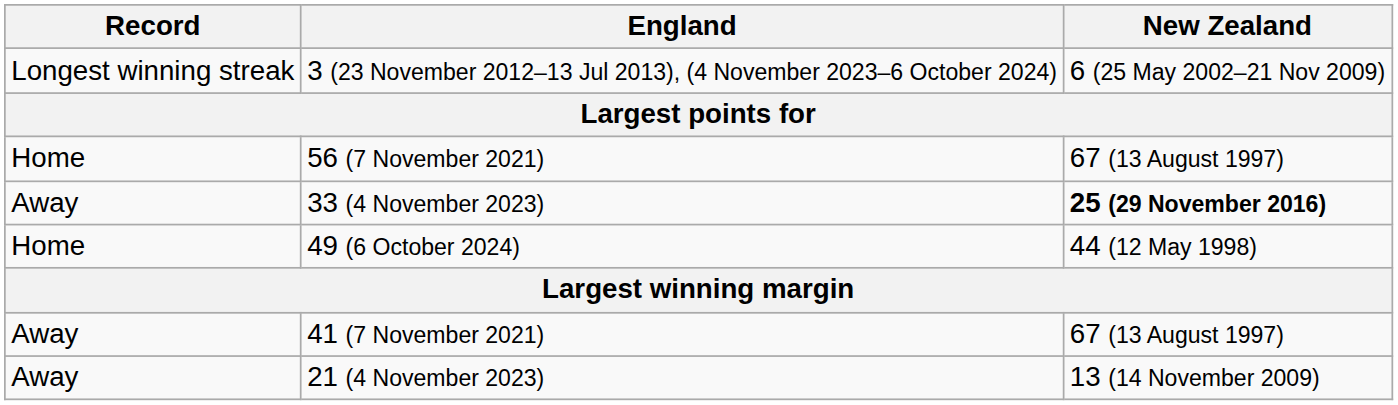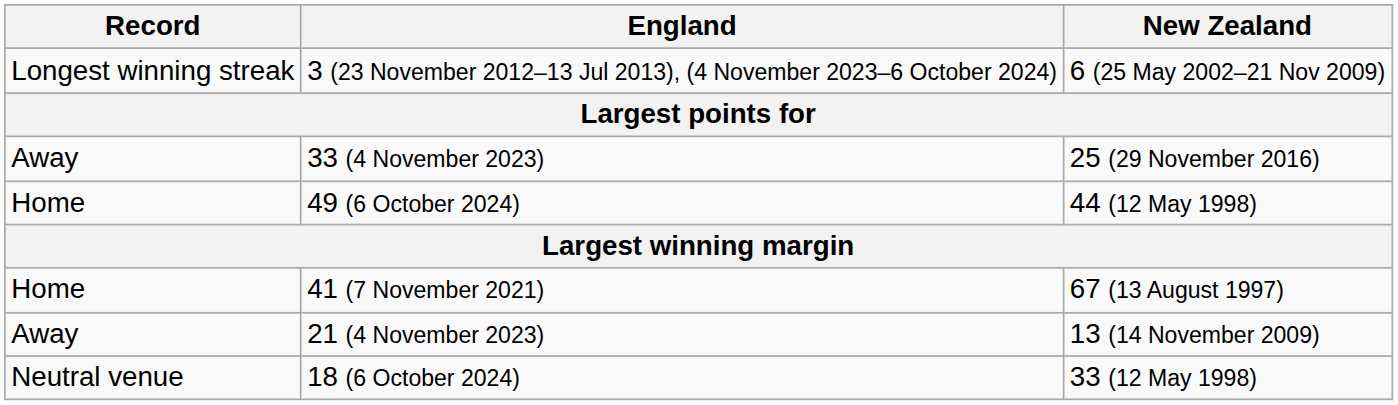- row: (426, 158)
(1198, 202) bold -> (1195, 158) normal
(45, 333) Away -> (48, 289) Home
+ row: (414, 377)
